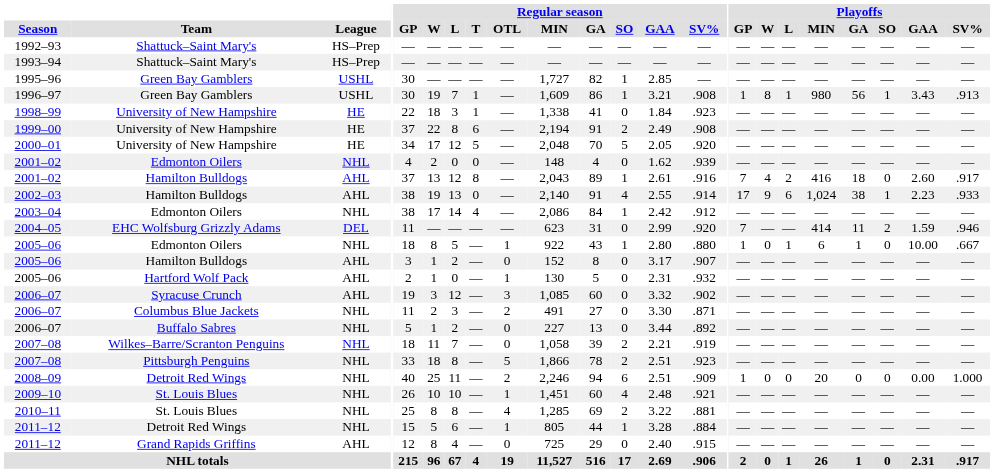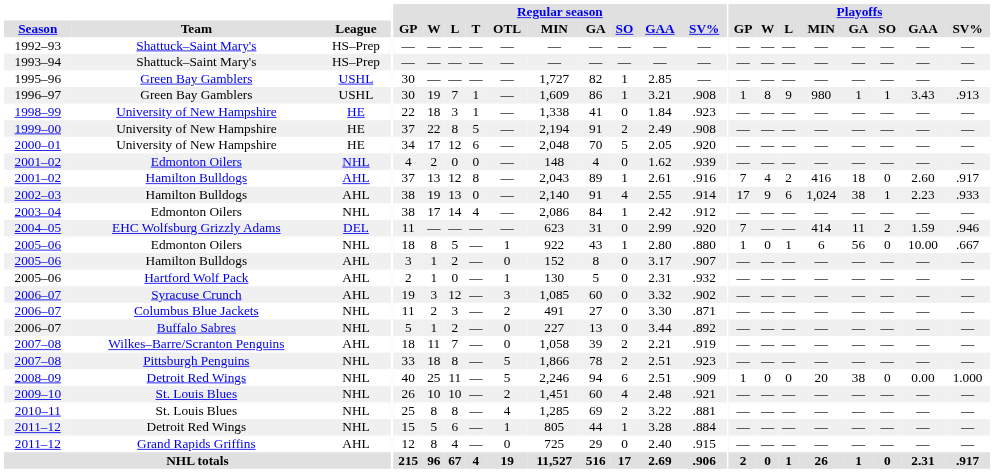(789, 95) 1 -> (789, 95) 9
(858, 95) 56 -> (858, 95) 1
(476, 128) 6 -> (476, 128) 5
(476, 145) 5 -> (476, 145) 6
(858, 244) 1 -> (858, 244) 56
(356, 344) NHL -> (356, 344) AHL
(507, 377) 2 -> (507, 377) 5
(858, 377) 0 -> (858, 377) 38
(507, 394) 1 -> (507, 394) 2
